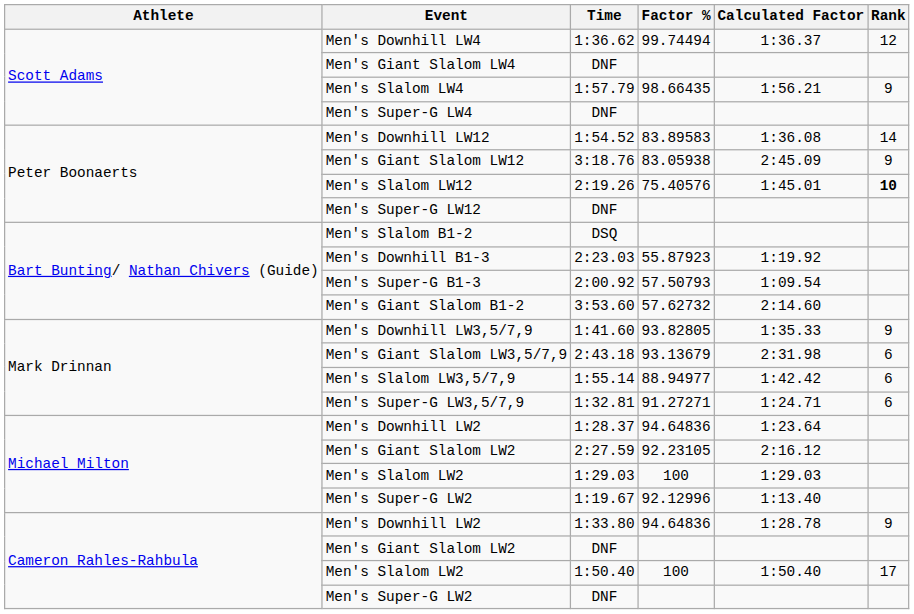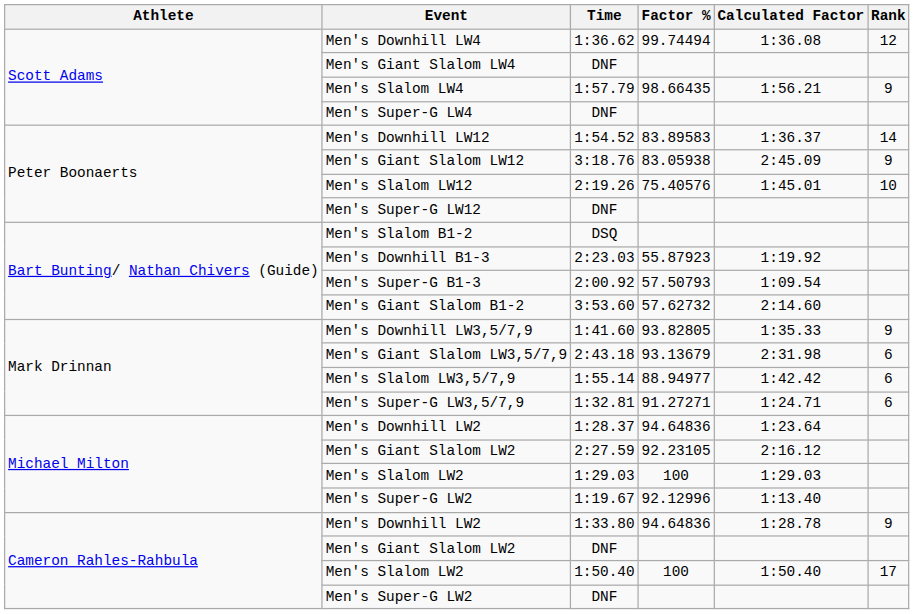(791, 41) 1:36.37 -> (791, 41) 1:36.08
(791, 137) 1:36.08 -> (791, 137) 1:36.37
(888, 186) bold -> (888, 186) normal
